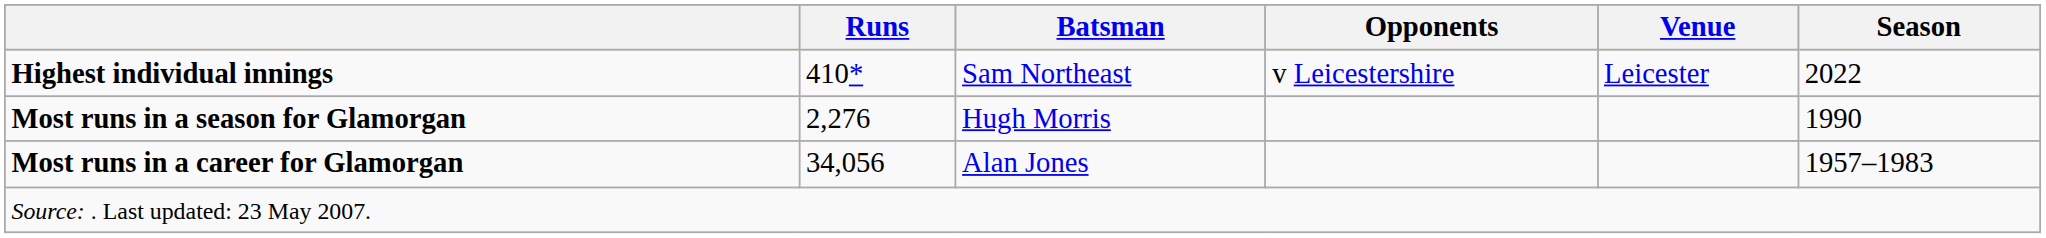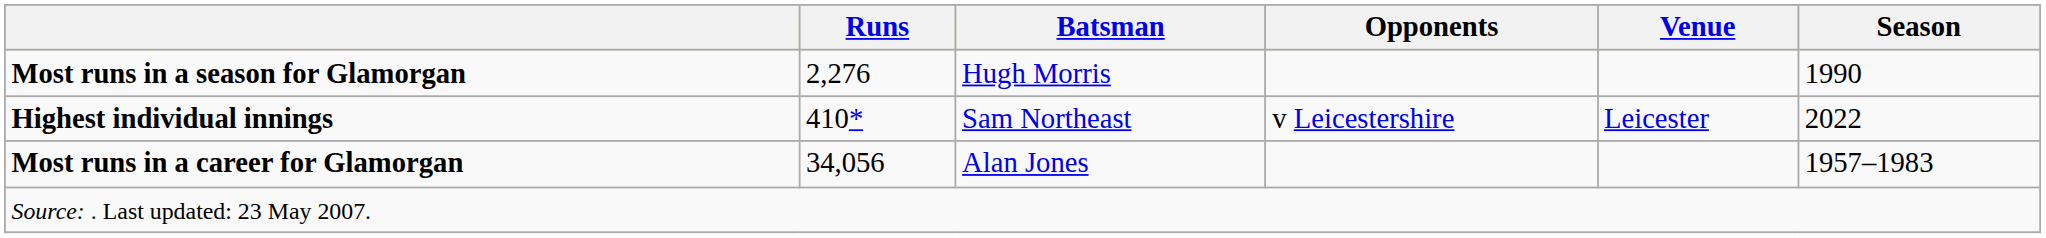rows swapped: (172, 72) <-> (239, 118)
